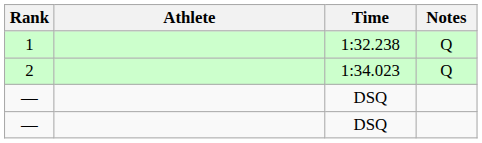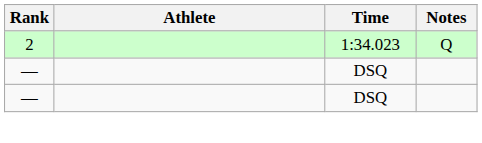- row: (29, 44)
